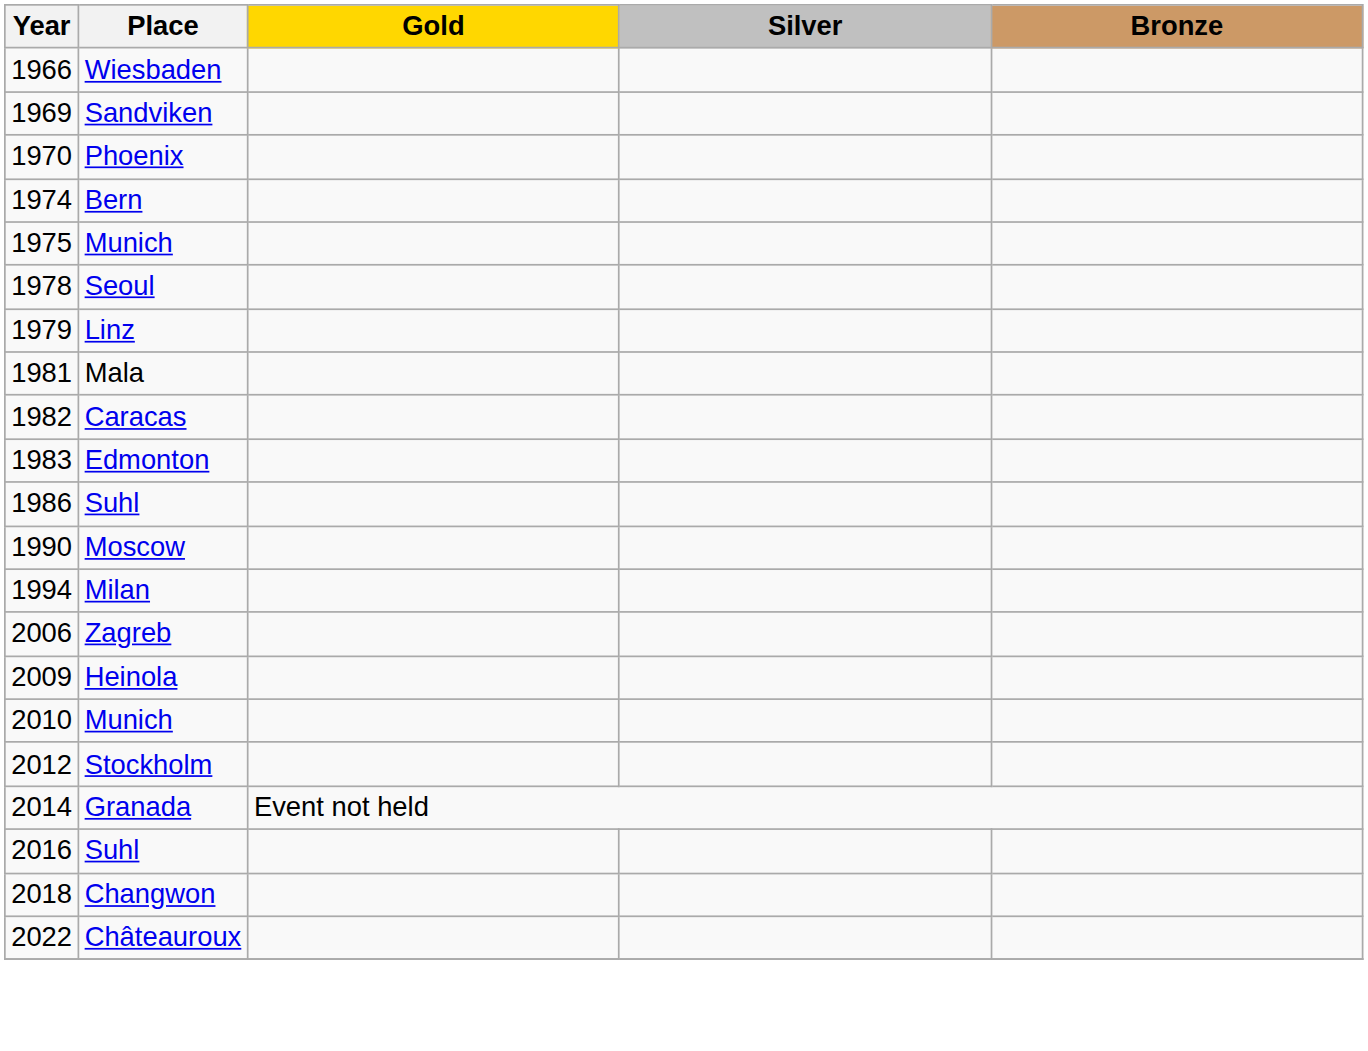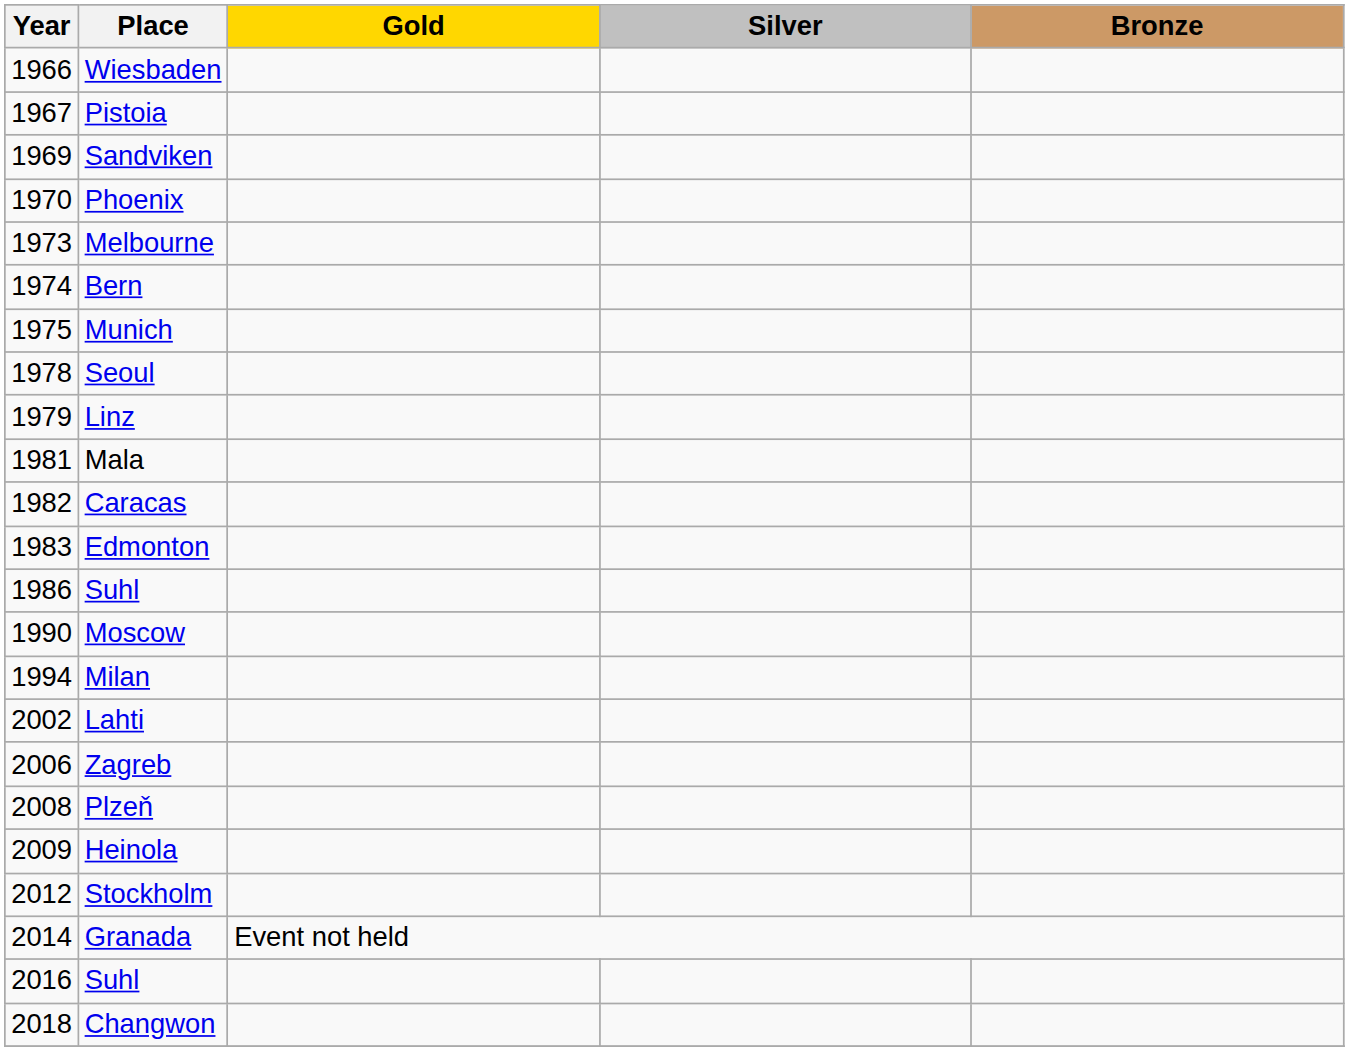+ row: (42, 112)
+ row: (42, 243)
+ row: (42, 720)
+ row: (42, 807)
- row: (42, 720)
- row: (42, 937)
